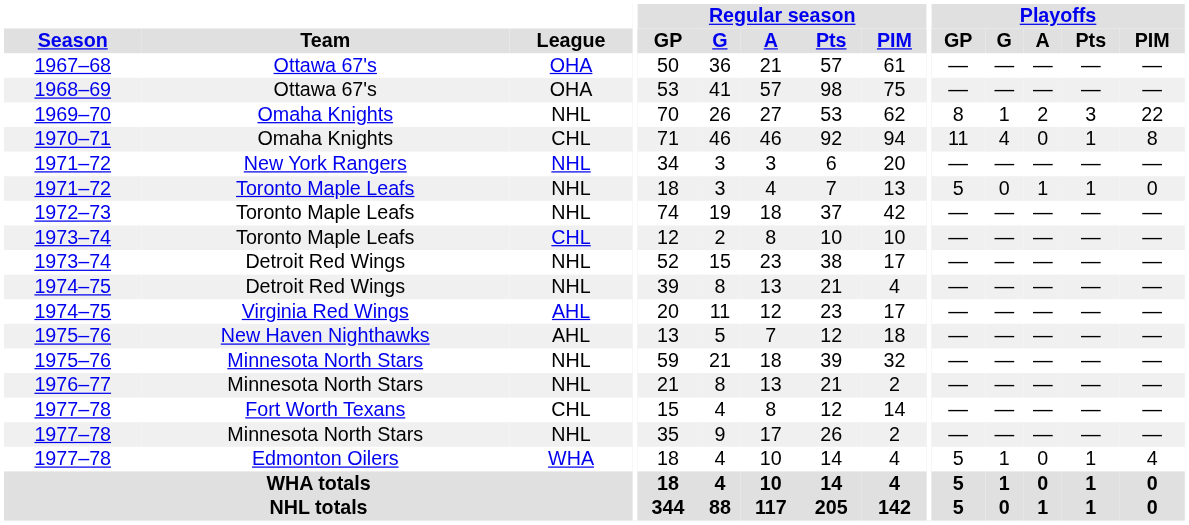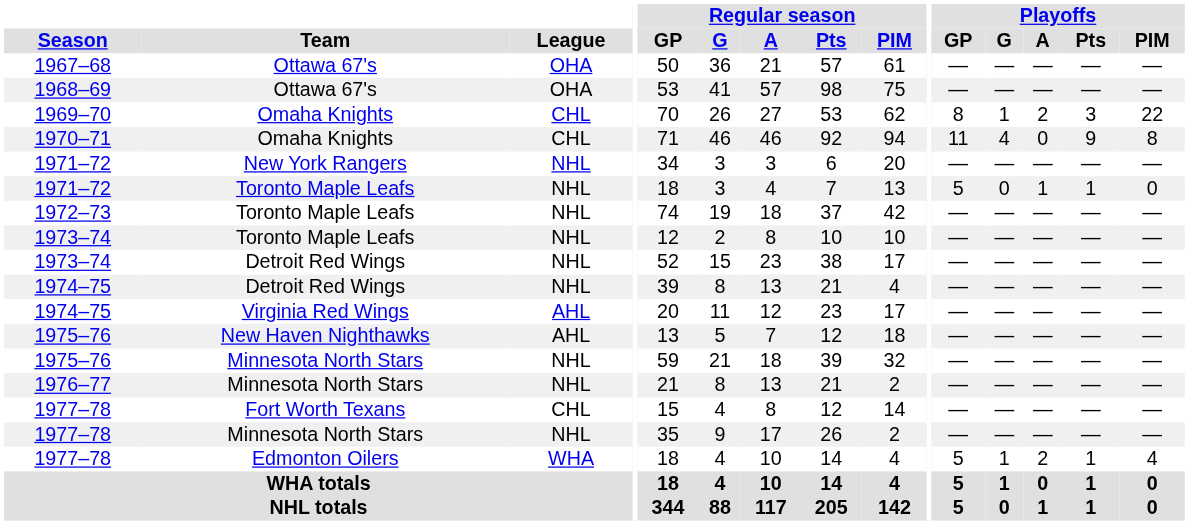(571, 114) NHL -> (571, 114) CHL
(1091, 139) 1 -> (1091, 139) 9
(571, 237) CHL -> (571, 237) NHL
(1043, 458) 0 -> (1043, 458) 2
